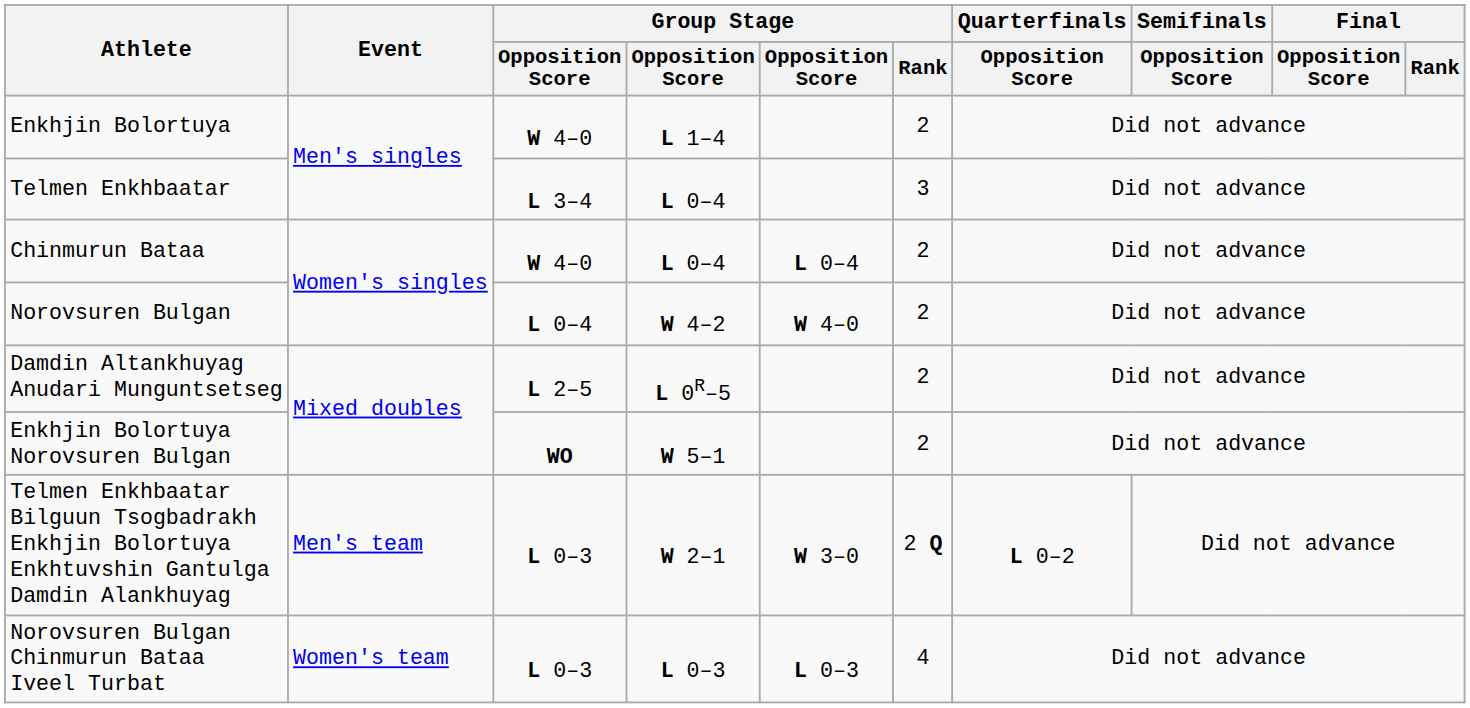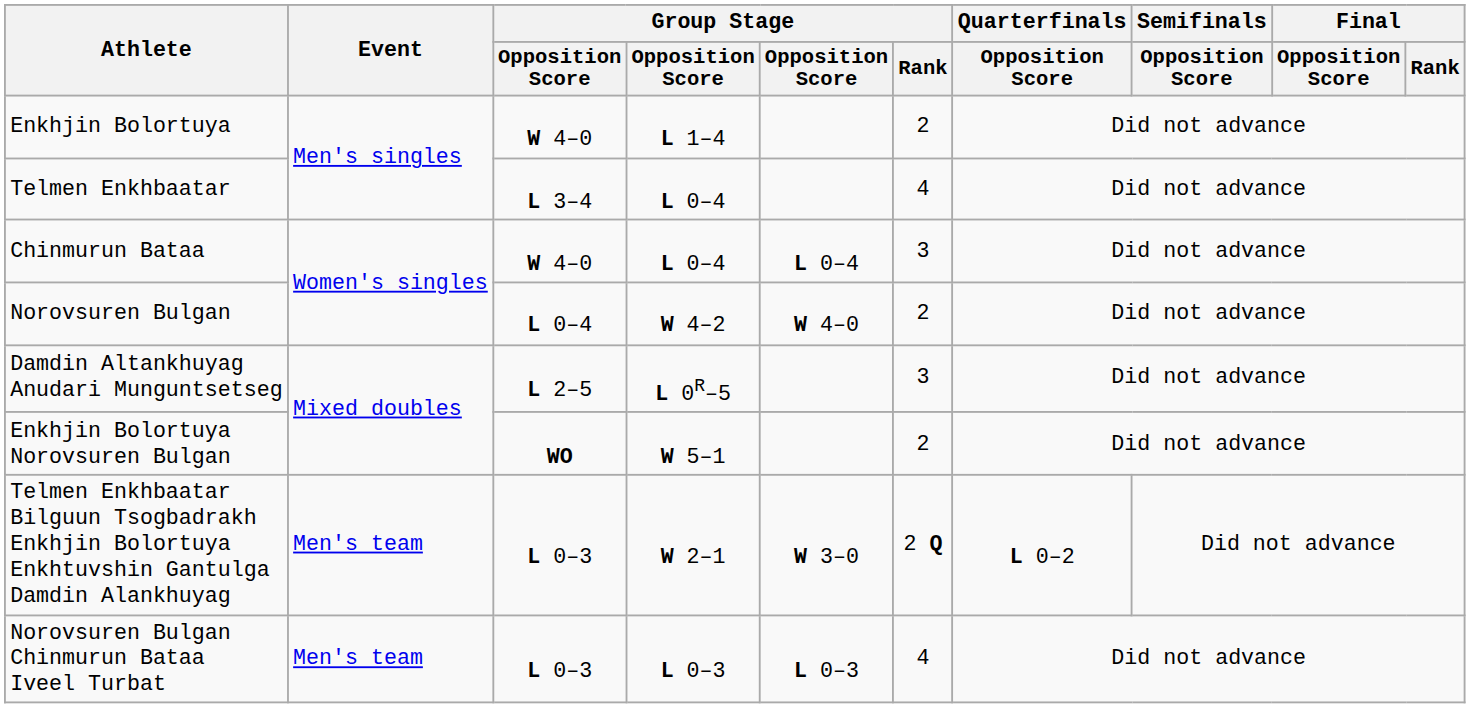(923, 189) 3 -> (923, 189) 4
(923, 251) 2 -> (923, 251) 3
(923, 378) 2 -> (923, 378) 3
(371, 658) Women's team -> (358, 658) Men's team
